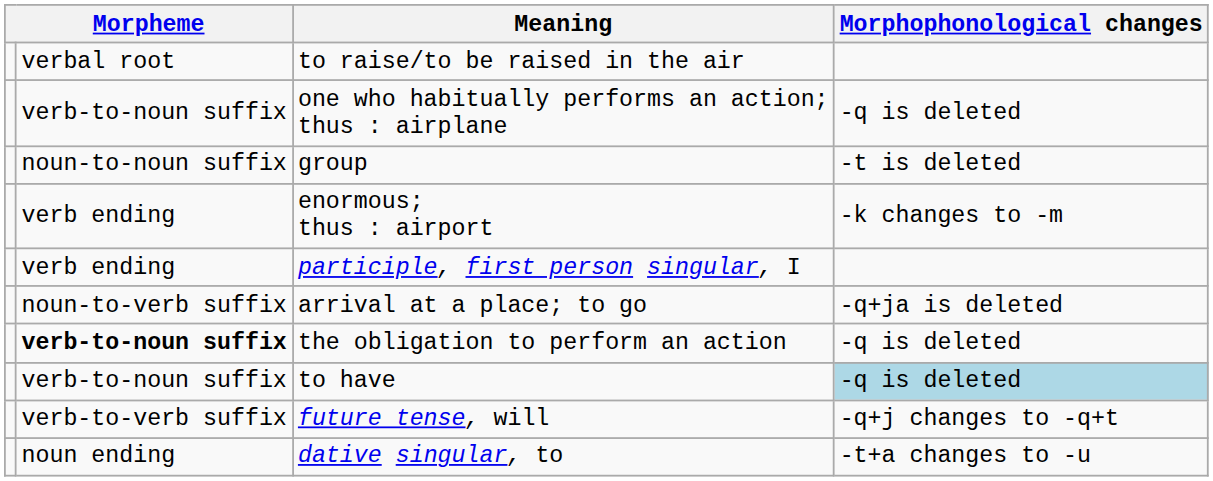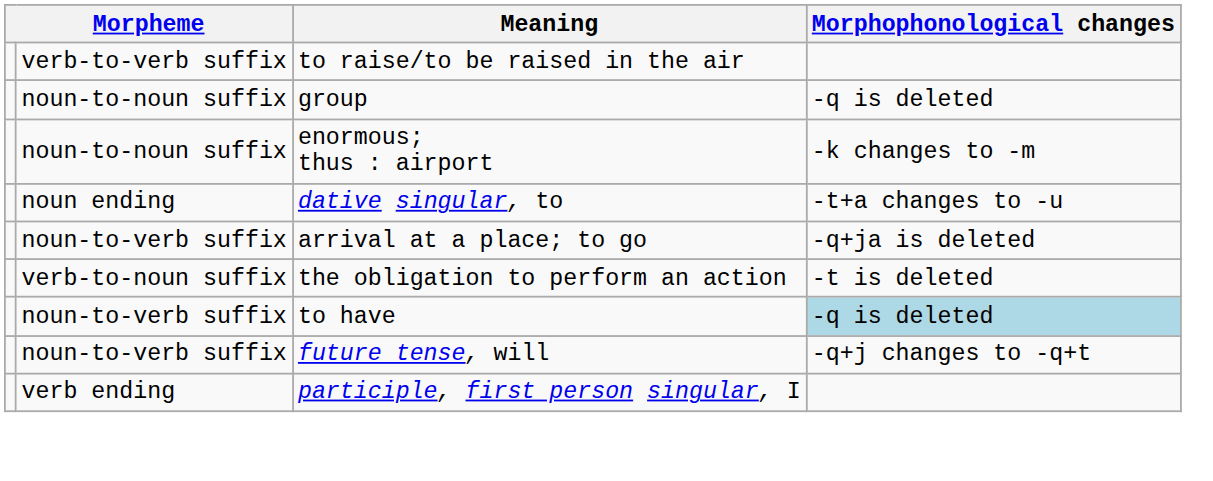(98, 62) verbal root -> (154, 62) verb-to-verb suffix
- row: (563, 113)
(930, 164) -t is deleted -> (903, 100) -q is deleted
(98, 216) verb ending -> (154, 151) noun-to-noun suffix
rows swapped: (431, 457) <-> (549, 267)
(154, 343) bold -> (154, 278) normal
(930, 343) -q is deleted -> (903, 278) -t is deleted
(154, 381) verb-to-noun suffix -> (154, 316) noun-to-verb suffix
(154, 419) verb-to-verb suffix -> (154, 354) noun-to-verb suffix
